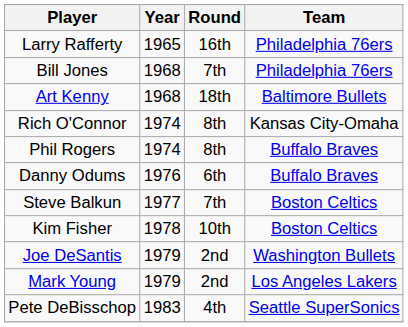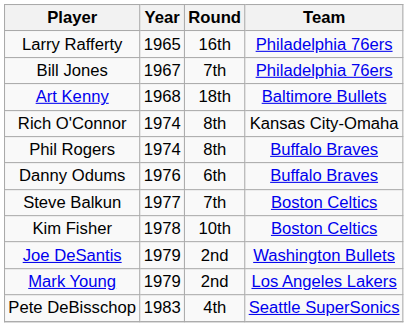(162, 70) 1968 -> (162, 70) 1967
